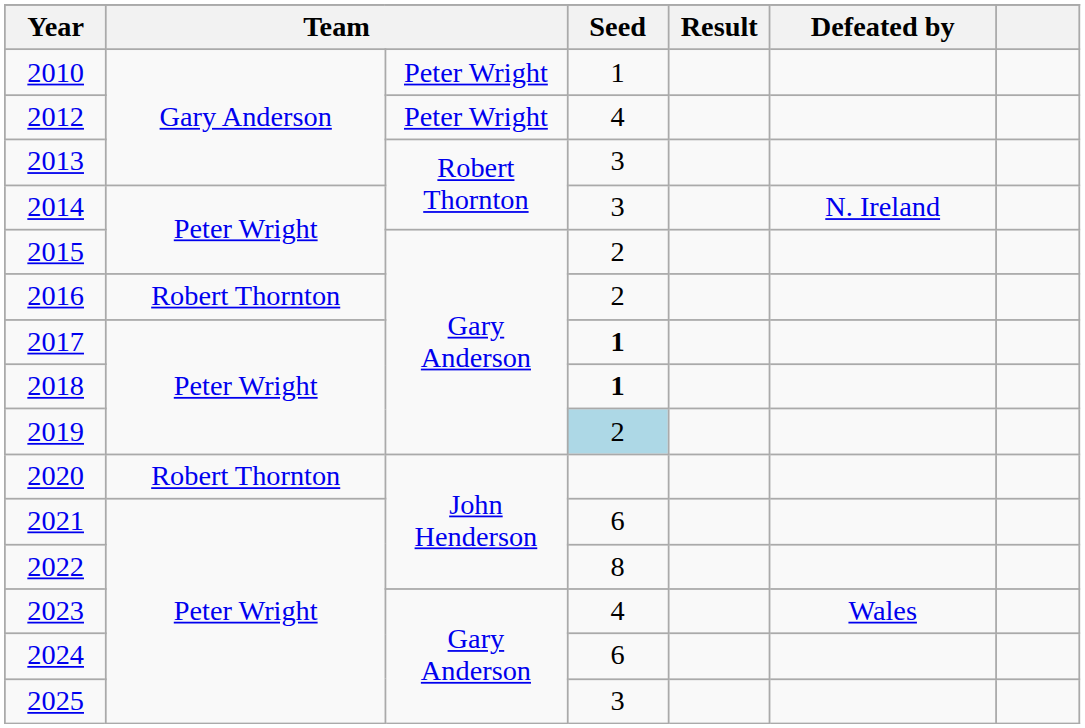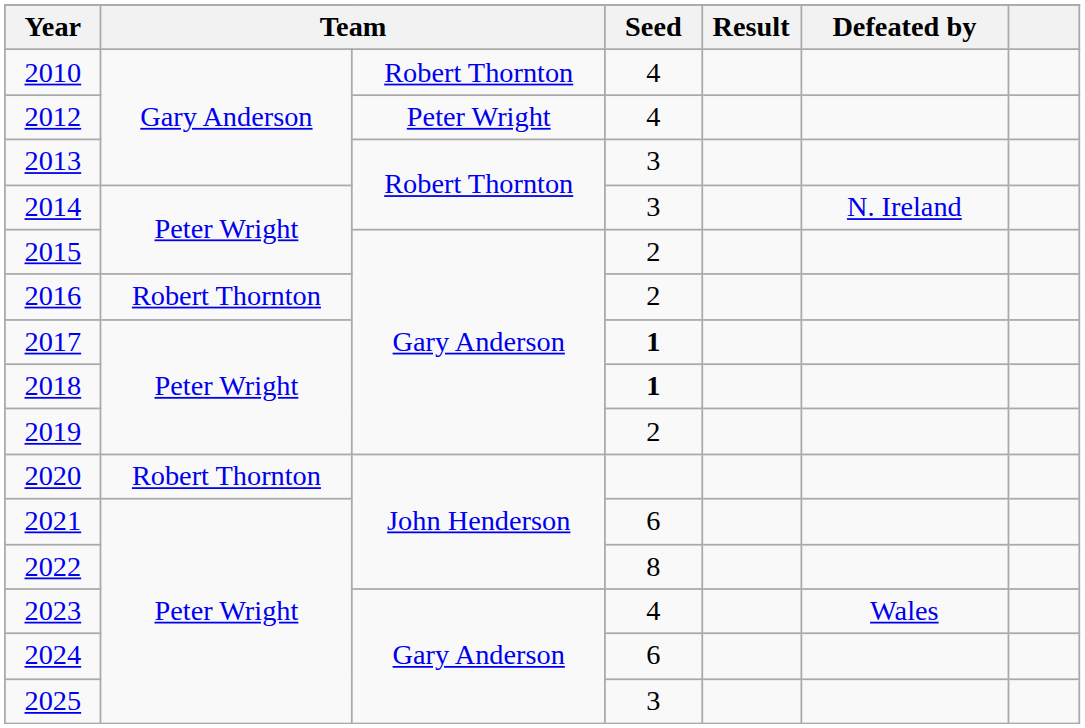(476, 71) Peter Wright -> (479, 71) Robert Thornton
(618, 71) 1 -> (653, 71) 4
(618, 431) lightblue background -> (653, 431) no background
